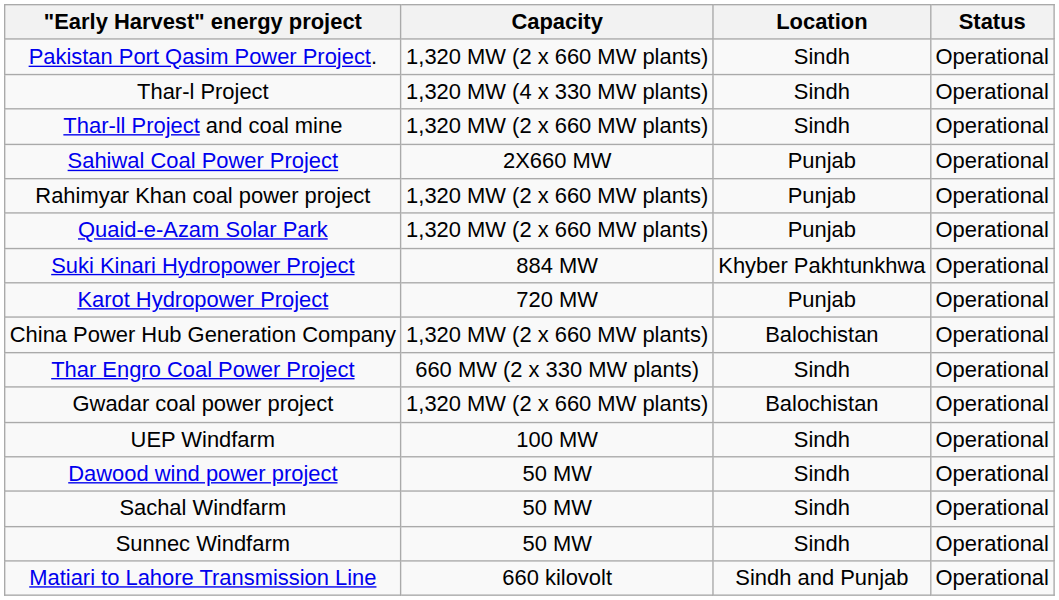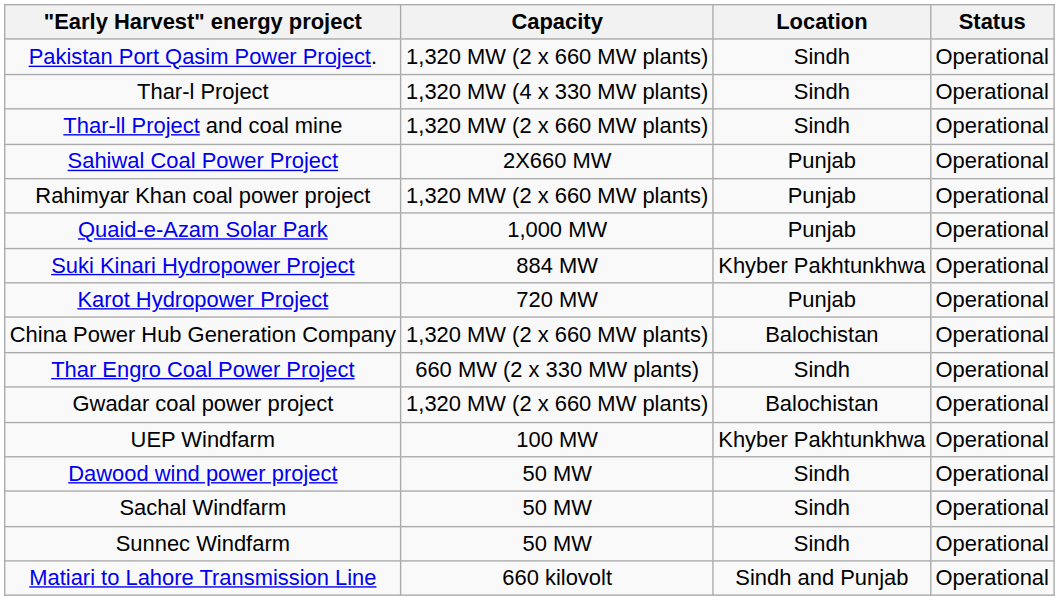(557, 230) 1,320 MW (2 x 660 MW plants) -> (557, 230) 1,000 MW
(822, 439) Sindh -> (822, 439) Khyber Pakhtunkhwa
